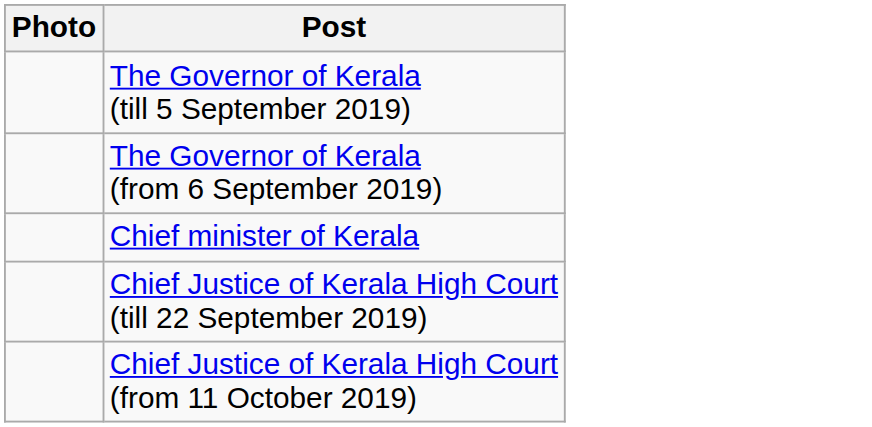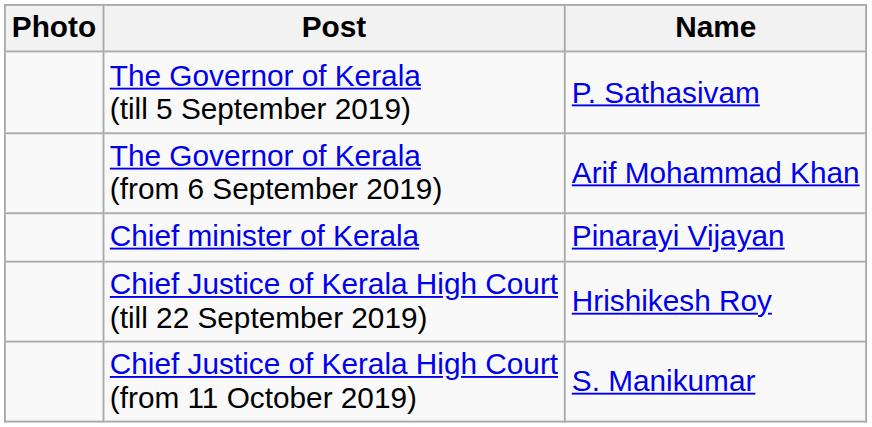+ column: (716, 28)
